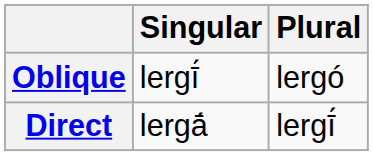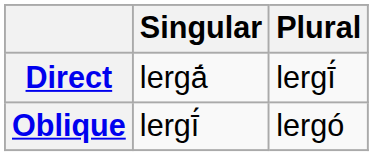rows swapped: (69, 125) <-> (69, 77)
